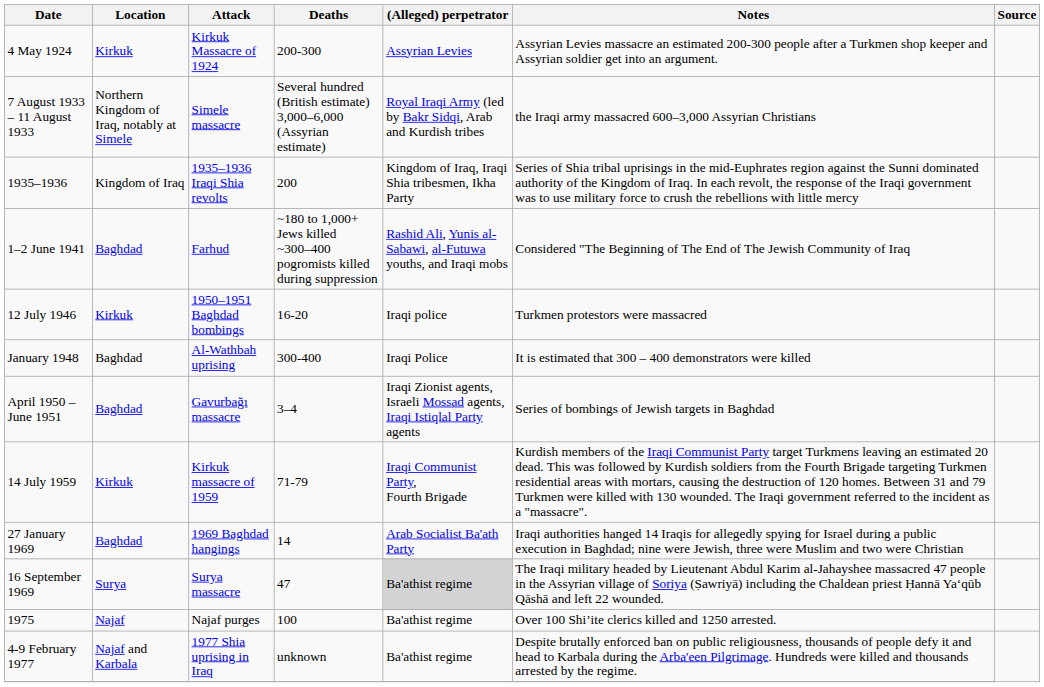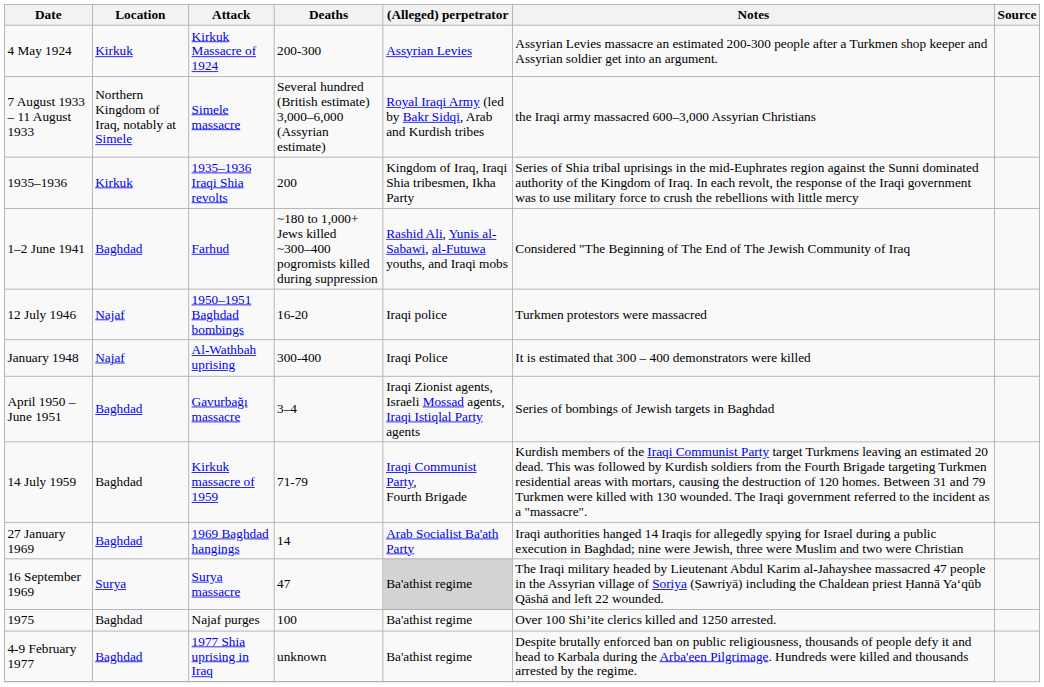(140, 182) Kingdom of Iraq -> (114, 182) Kirkuk
(114, 314) Kirkuk -> (110, 314) Najaf
(119, 358) Baghdad -> (110, 358) Najaf
(114, 482) Kirkuk -> (119, 482) Baghdad
(110, 620) Najaf -> (119, 620) Baghdad
(121, 656) Najaf and Karbala -> (119, 656) Baghdad
